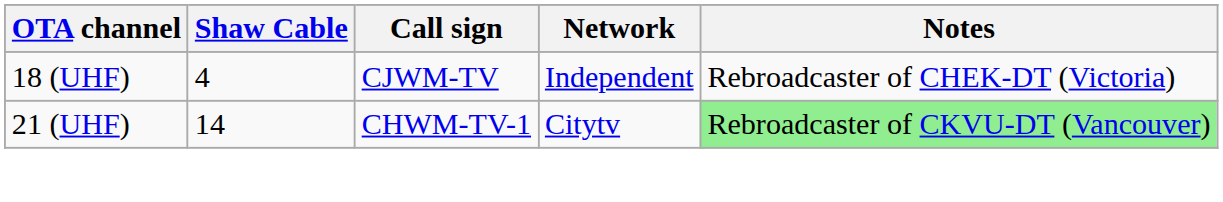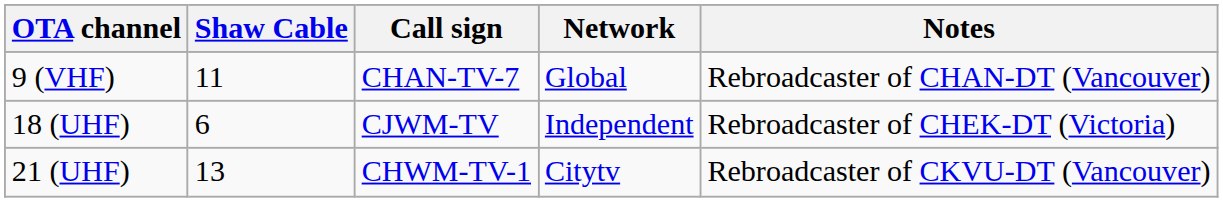+ row: (63, 76)
(202, 76) 4 -> (202, 123) 6
(210, 123) 14 -> (210, 171) 13
(959, 123) lightgreen background -> (959, 171) no background
